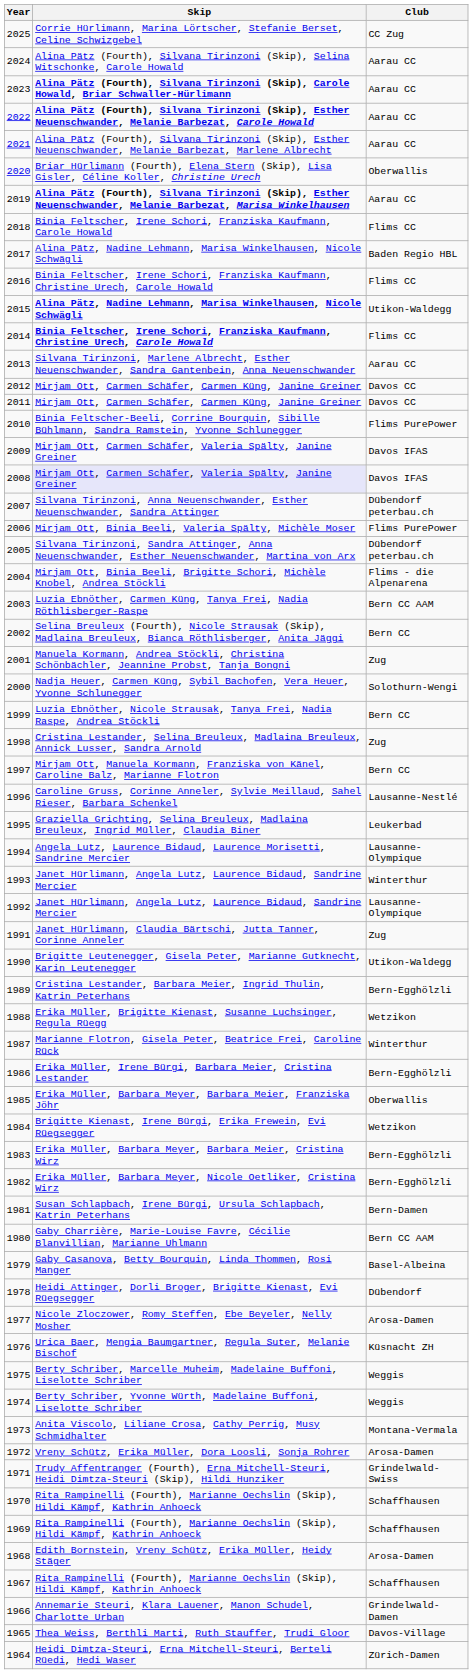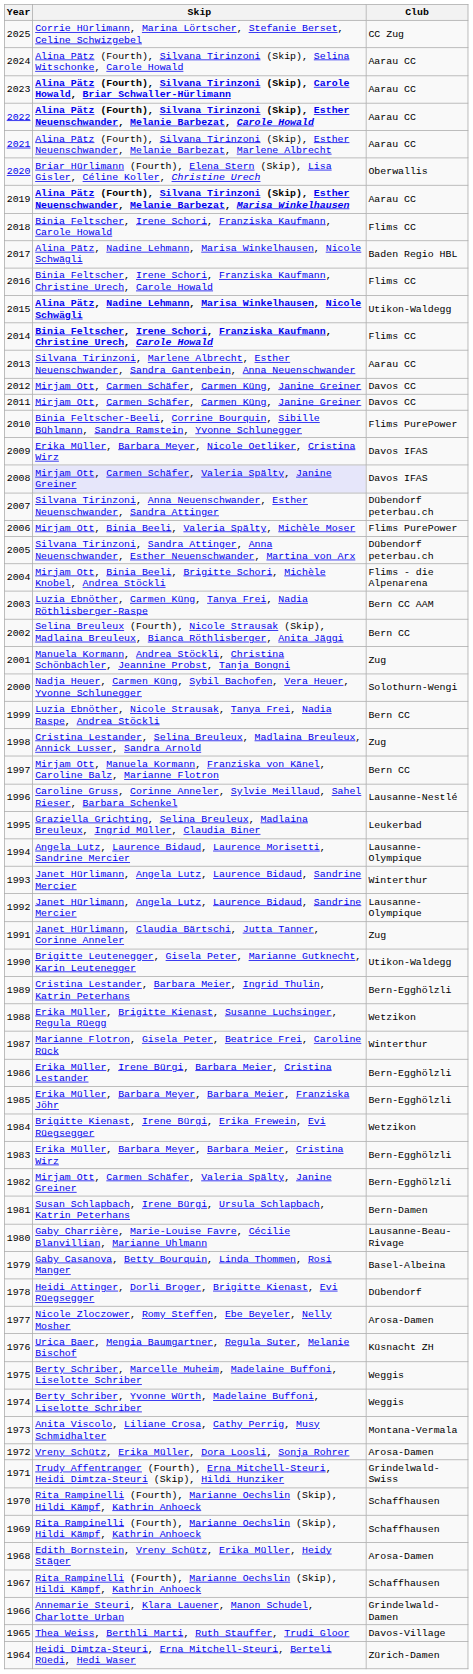(183, 451) Mirjam Ott, Carmen Schäfer, Valeria Spälty, Janine Greiner -> (195, 451) Erika Müller, Barbara Meyer, Nicole Oetliker, Cristina Wirz
(398, 1100) Oberwallis -> (410, 1100) Bern-Egghölzli
(195, 1183) Erika Müller, Barbara Meyer, Nicole Oetliker, Cristina Wirz -> (183, 1183) Mirjam Ott, Carmen Schäfer, Valeria Spälty, Janine Greiner
(401, 1238) Bern CC AAM -> (410, 1238) Lausanne-Beau-Rivage
